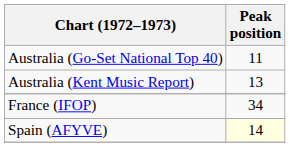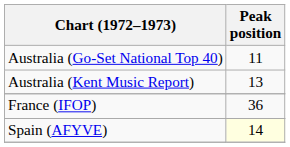(256, 105) 34 -> (256, 105) 36
